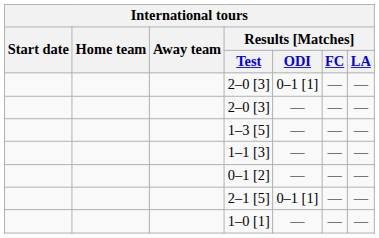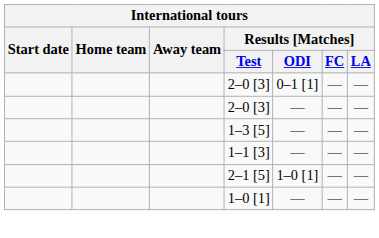- row: (38, 176)
(297, 198) 0–1 [1] -> (297, 175) 1–0 [1]
